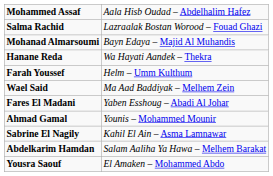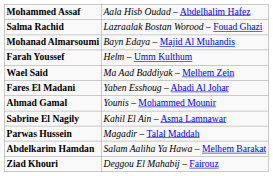- row: (34, 57)
+ row: (39, 133)
- row: (34, 164)
+ row: (32, 164)
